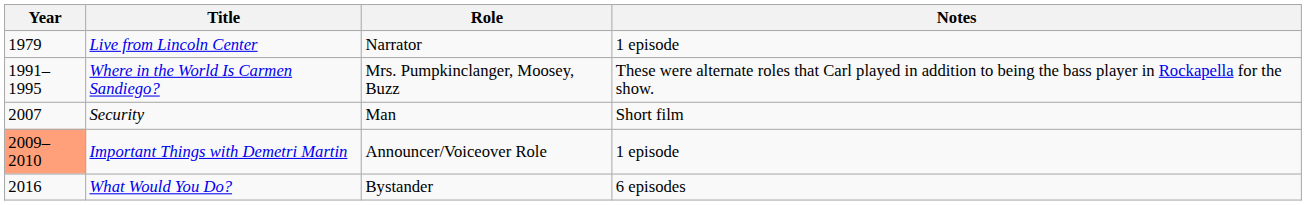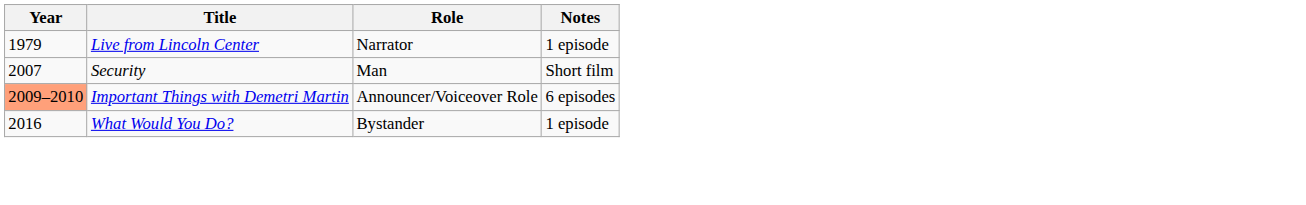- row: (191, 79)
(647, 151) 1 episode -> (580, 96) 6 episodes
(651, 187) 6 episodes -> (577, 123) 1 episode
